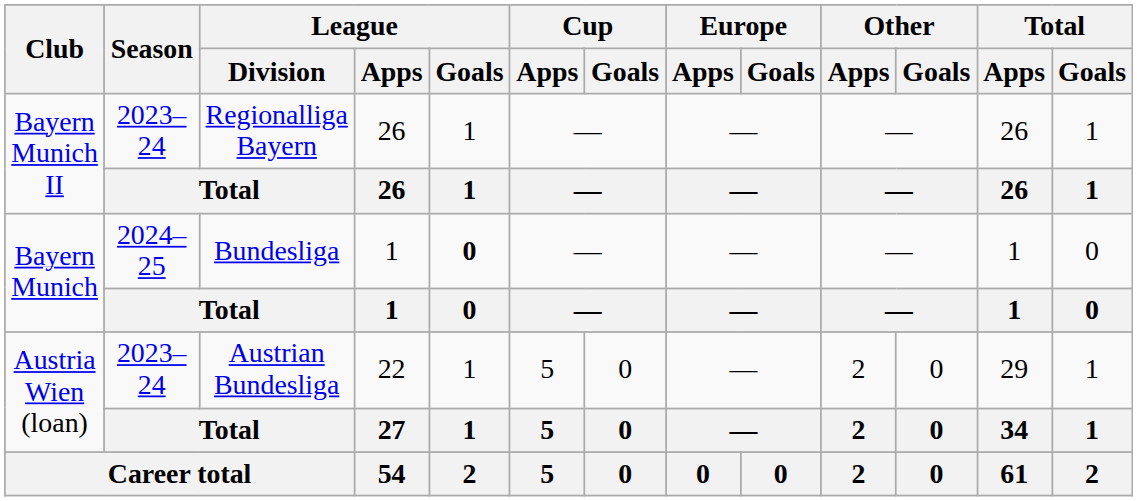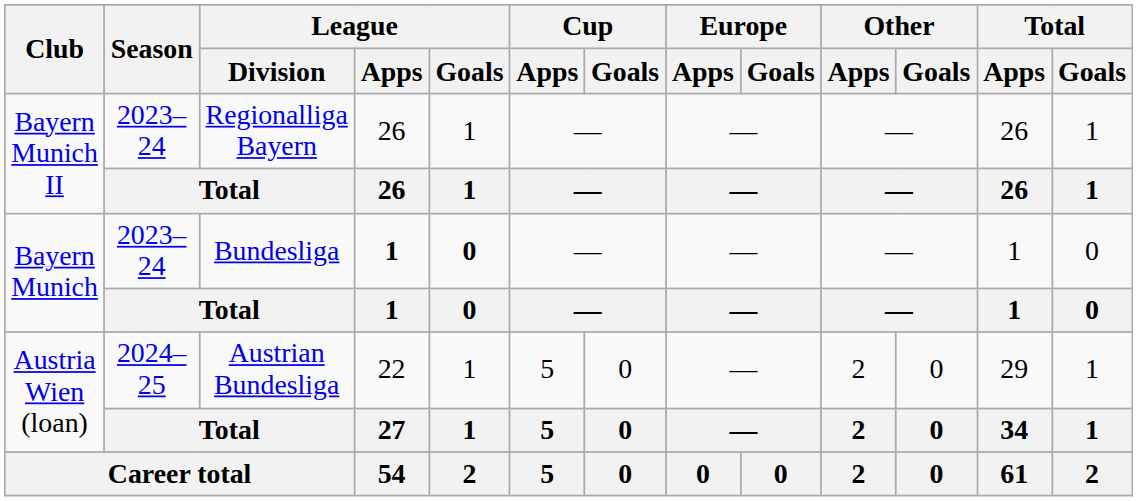(152, 250) 2024–25 -> (152, 250) 2023–24
(392, 250) normal -> (392, 250) bold
(152, 369) 2023–24 -> (152, 369) 2024–25
